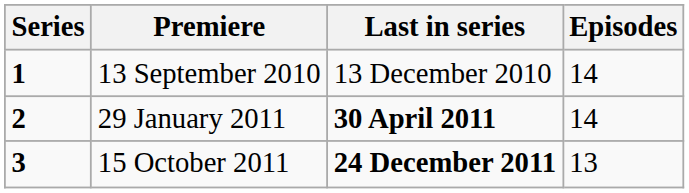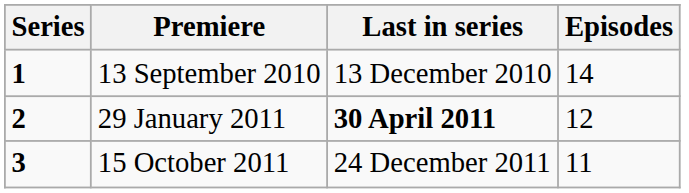(583, 118) 14 -> (579, 118) 12
(445, 163) bold -> (442, 163) normal
(583, 163) 13 -> (579, 163) 11
